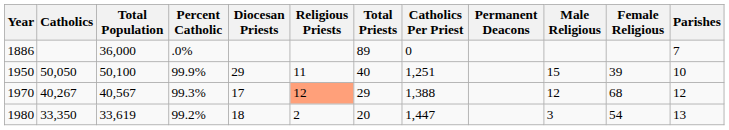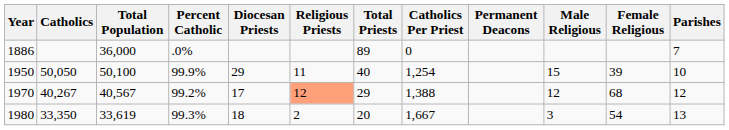(420, 72) 1,251 -> (420, 72) 1,254
(189, 93) 99.3% -> (189, 93) 99.2%
(189, 114) 99.2% -> (189, 114) 99.3%
(420, 114) 1,447 -> (420, 114) 1,667
